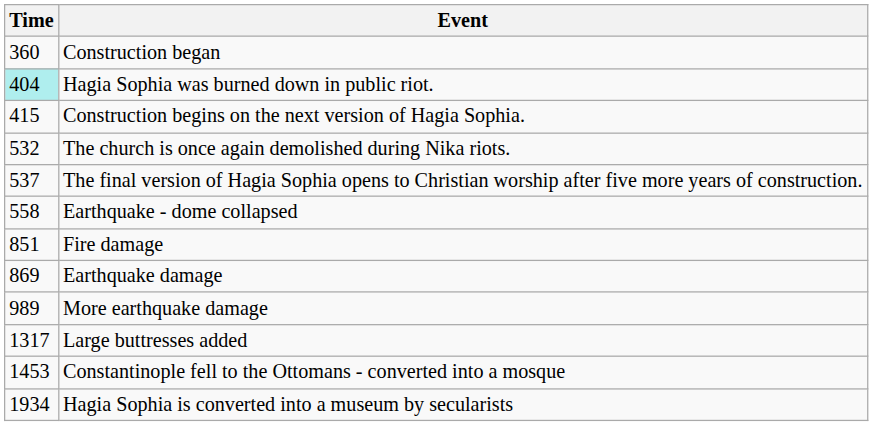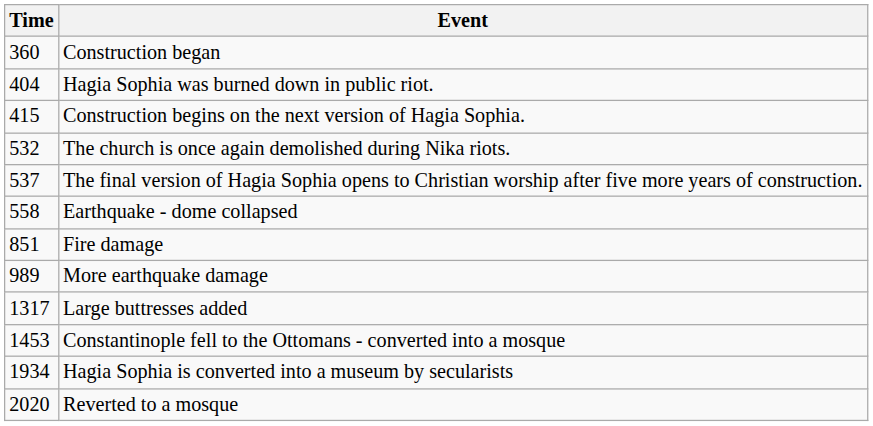(24, 84) paleturquoise background -> (24, 84) no background
- row: (143, 276)
+ row: (151, 404)
